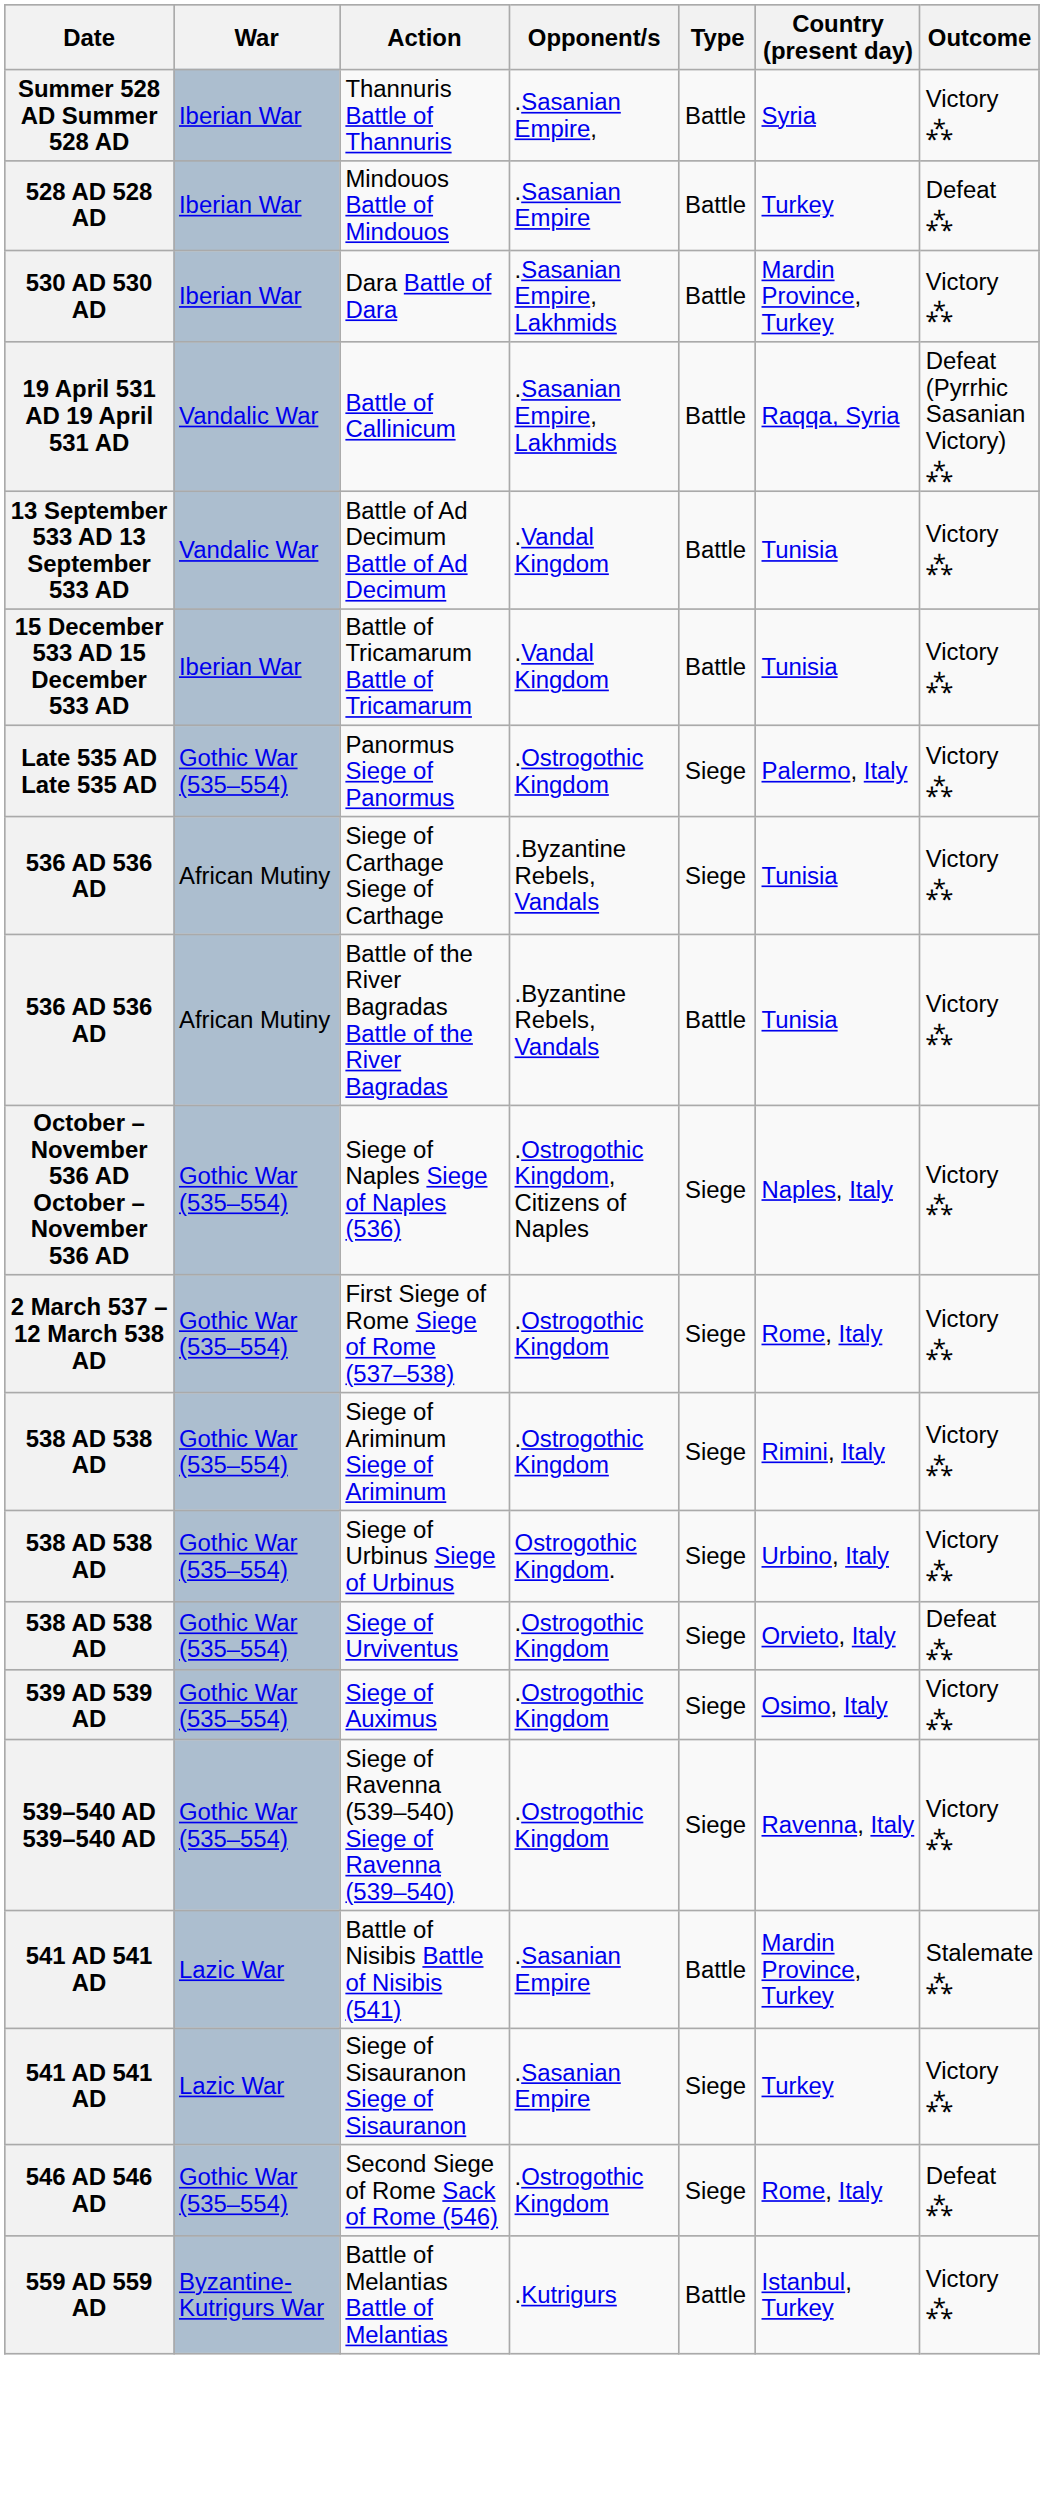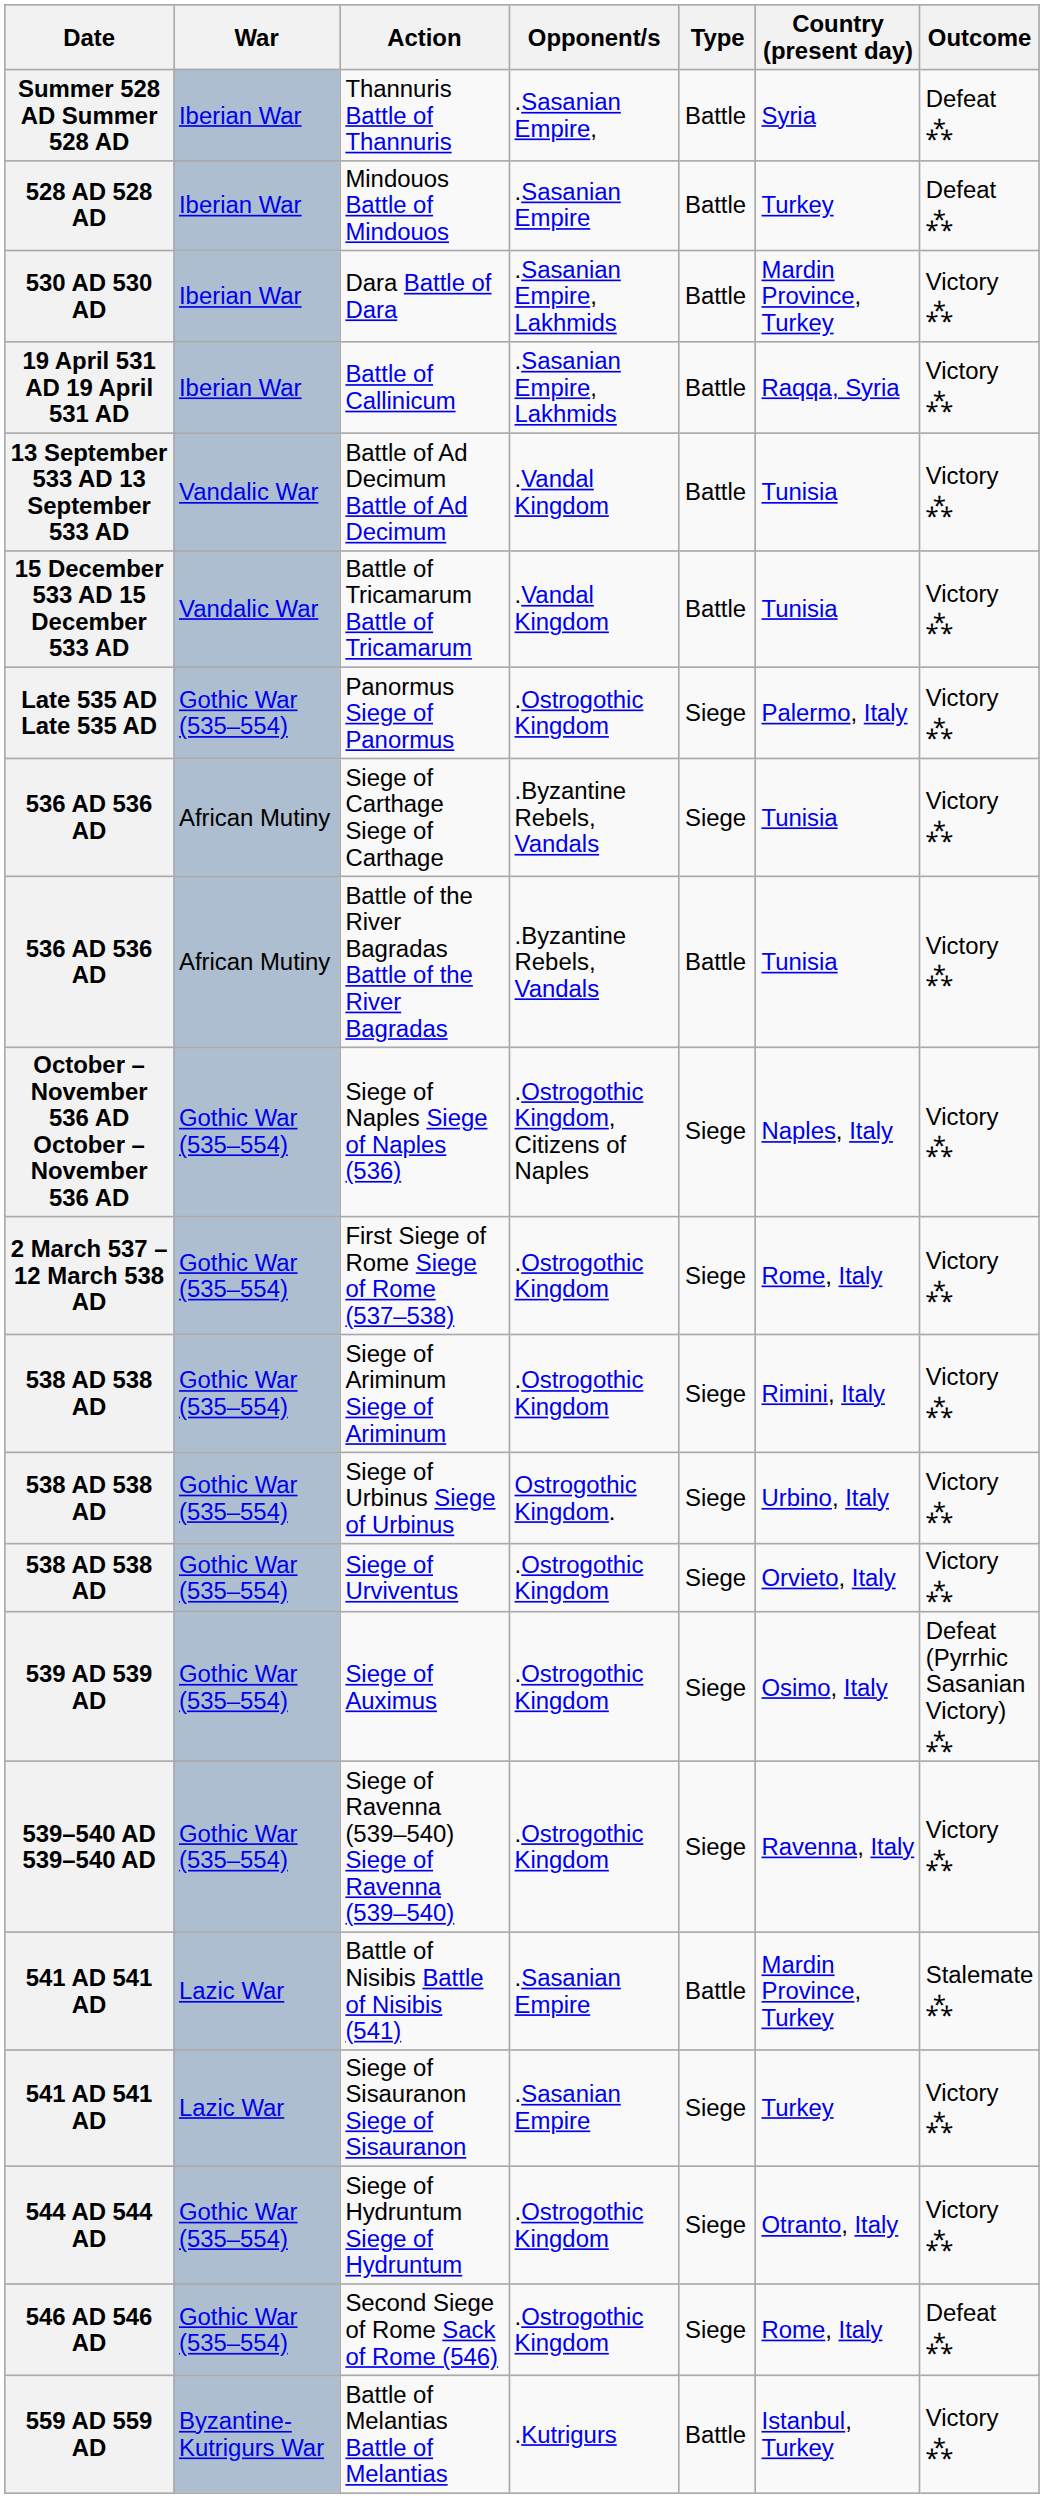(962, 114) Victory ⁂ -> (961, 114) Defeat ⁂
(249, 417) Vandalic War -> (240, 388) Iberian War
(976, 416) Defeat (Pyrrhic Sasanian Victory) ⁂ -> (962, 387) Victory ⁂
(240, 667) Iberian War -> (249, 609) Vandalic War
(961, 1635) Defeat ⁂ -> (962, 1577) Victory ⁂
(962, 1704) Victory ⁂ -> (976, 1686) Defeat (Pyrrhic Sasanian Victory) ⁂
+ row: (404, 2226)
